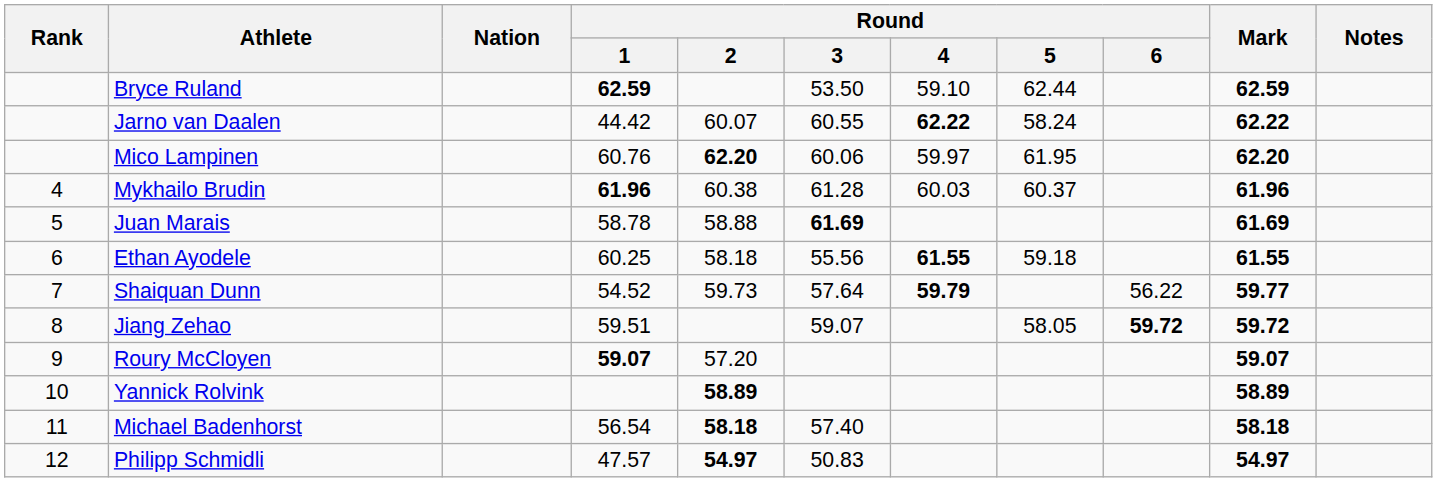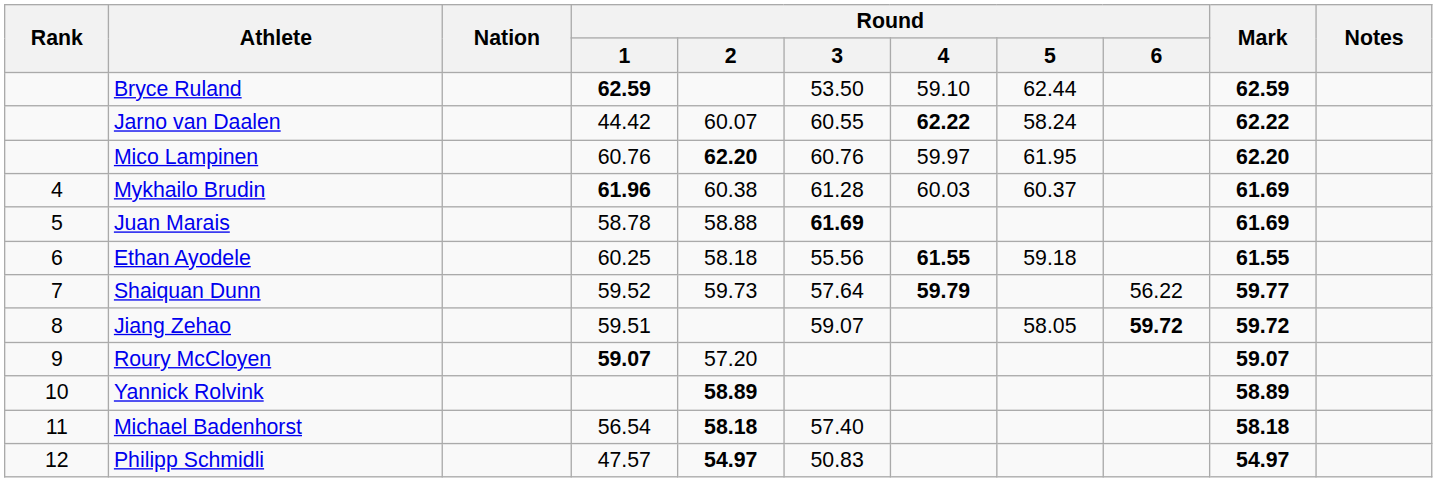(837, 156) 60.06 -> (837, 156) 60.76
(1263, 190) 61.96 -> (1263, 190) 61.69
(624, 291) 54.52 -> (624, 291) 59.52
